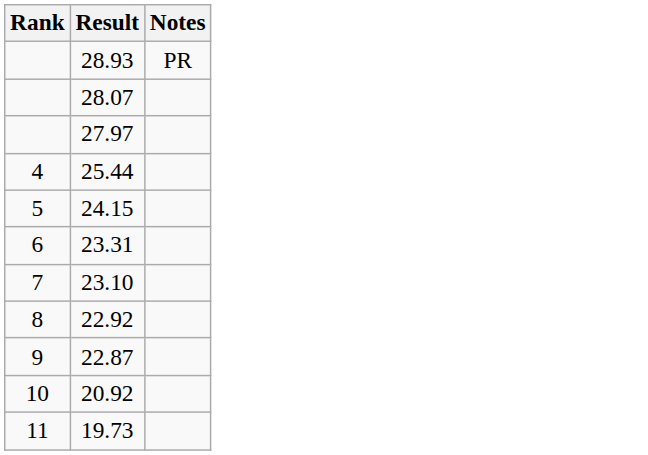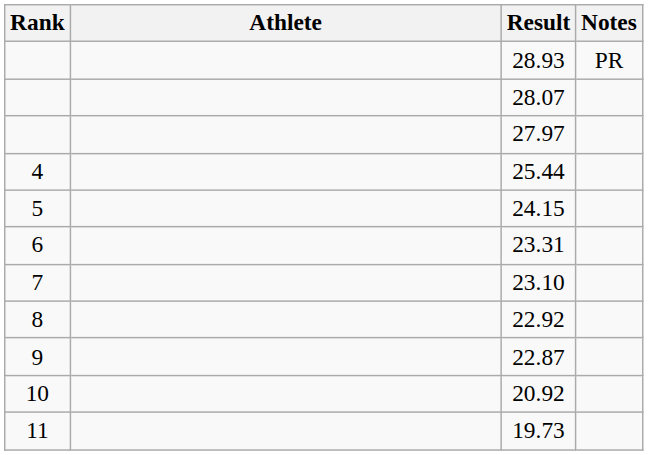+ column: (286, 23)
